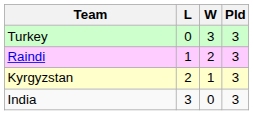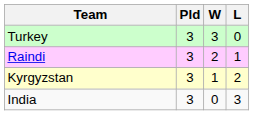columns swapped: (235, 15) <-> (188, 15)
